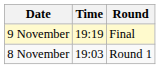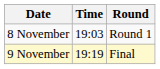rows swapped: (38, 53) <-> (38, 34)
